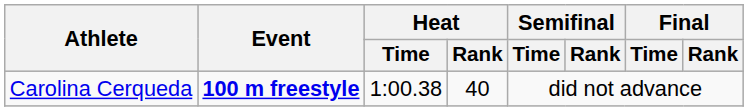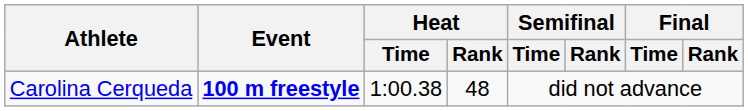(477, 89) 40 -> (477, 89) 48
